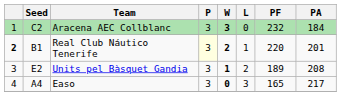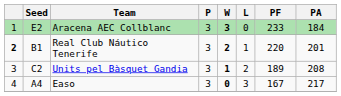(37, 27) C2 -> (37, 27) E2
(275, 27) 232 -> (275, 27) 233
(208, 48) lightyellow background -> (208, 48) no background
(37, 69) E2 -> (37, 69) C2
(275, 84) 165 -> (275, 84) 167
